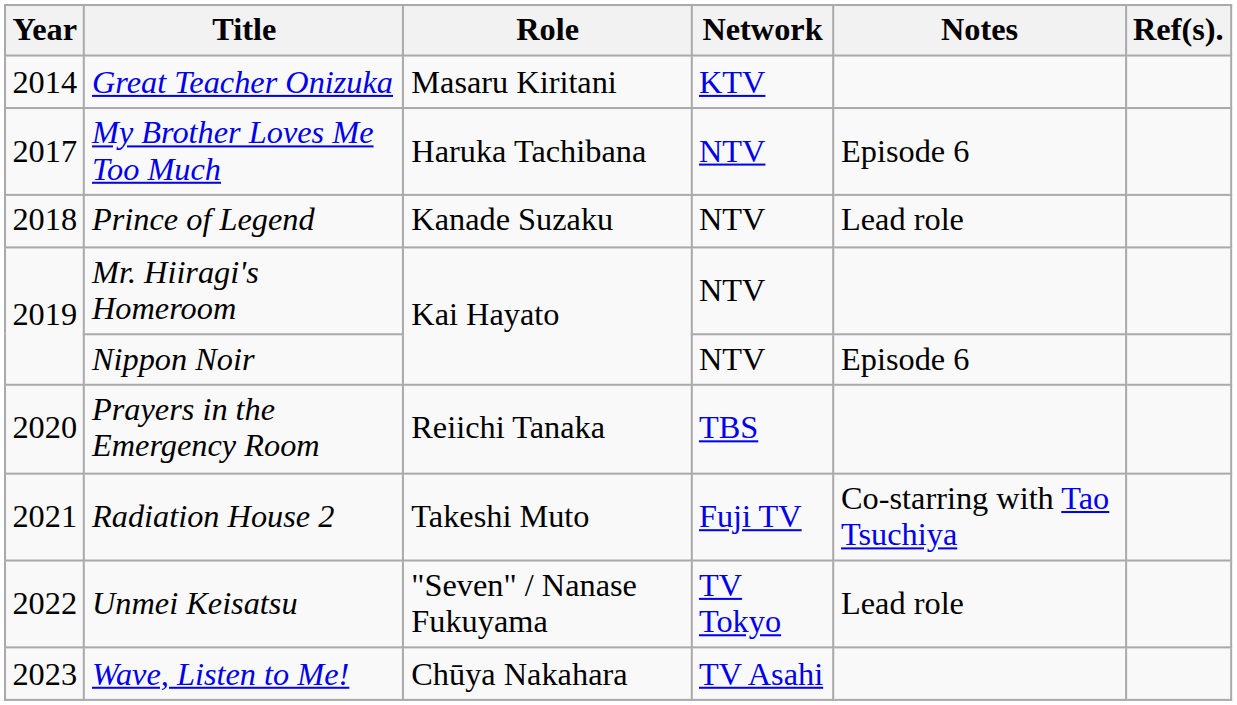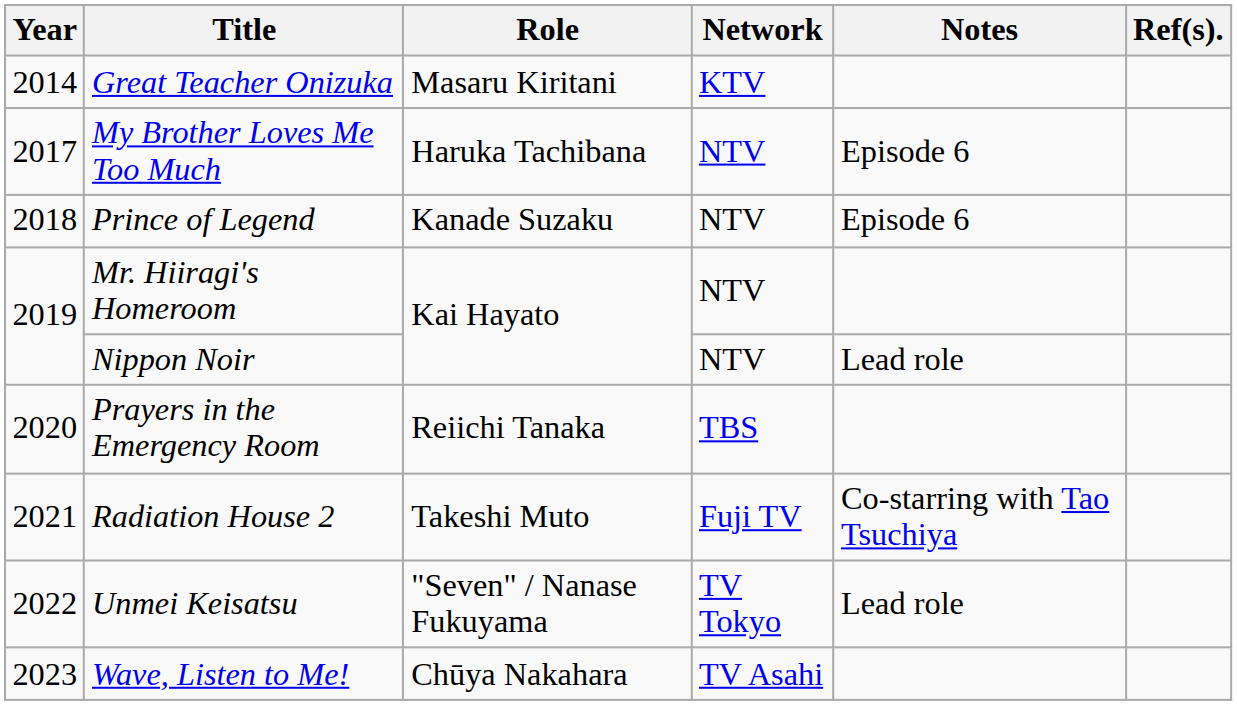(903, 220) Lead role -> (905, 220) Episode 6
(905, 359) Episode 6 -> (903, 359) Lead role
